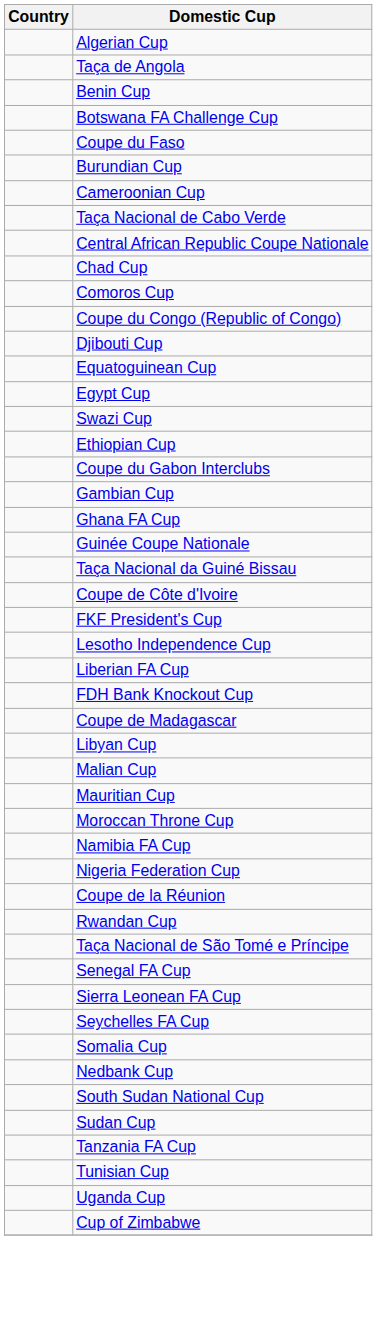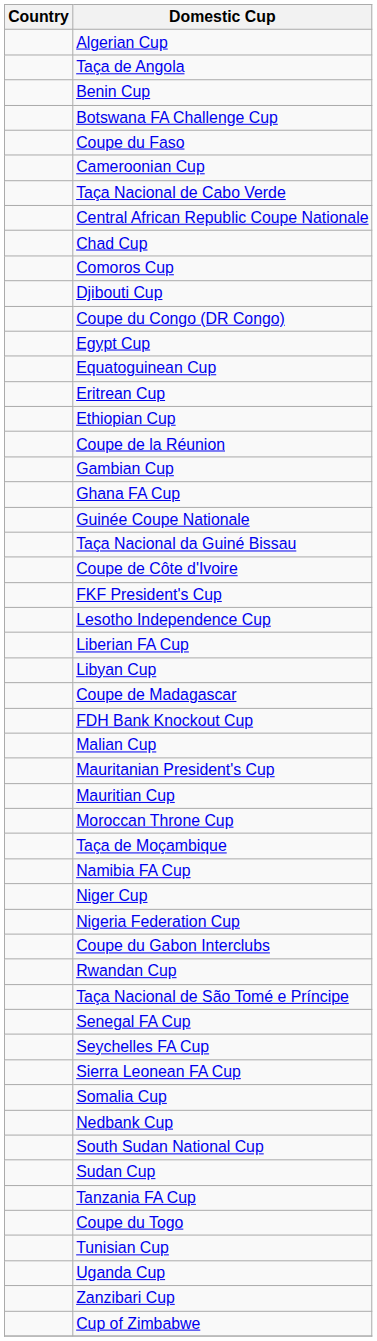- row: (129, 167)
- row: (209, 318)
+ row: (181, 318)
rows swapped: (113, 393) <-> (146, 368)
+ row: (121, 393)
- row: (114, 419)
rows swapped: (173, 469) <-> (151, 896)
rows swapped: (116, 745) <-> (165, 695)
+ row: (175, 770)
+ row: (151, 846)
+ row: (112, 896)
rows swapped: (143, 1021) <-> (159, 996)
+ row: (130, 1222)
+ row: (125, 1298)
